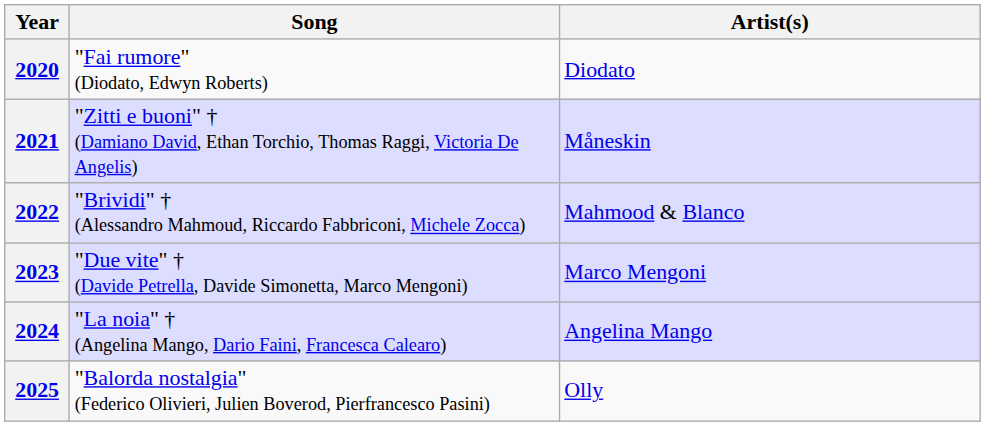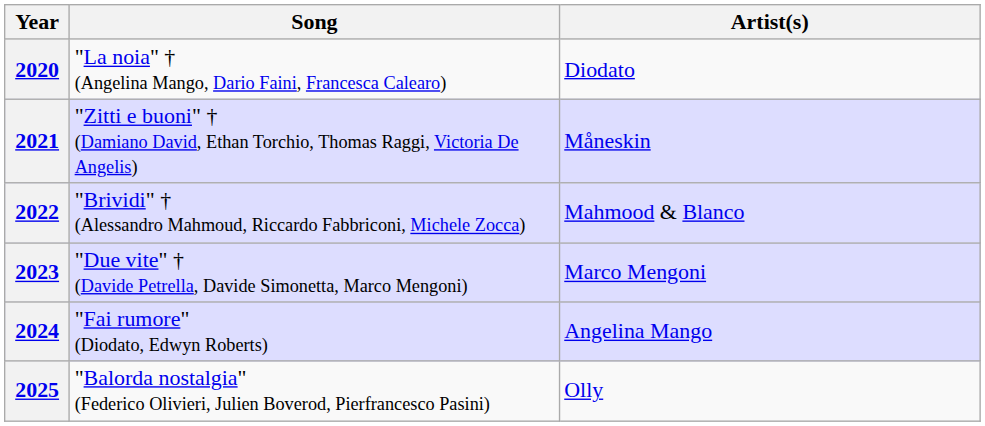(171, 68) "Fai rumore" (Diodato, Edwyn Roberts) -> (261, 68) "La noia" † (Angelina Mango, Dario Faini, Francesca Calearo)
(261, 331) "La noia" † (Angelina Mango, Dario Faini, Francesca Calearo) -> (171, 331) "Fai rumore" (Diodato, Edwyn Roberts)
